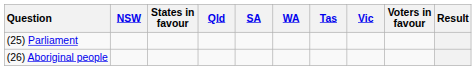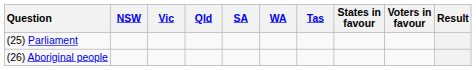columns swapped: (366, 18) <-> (173, 18)
